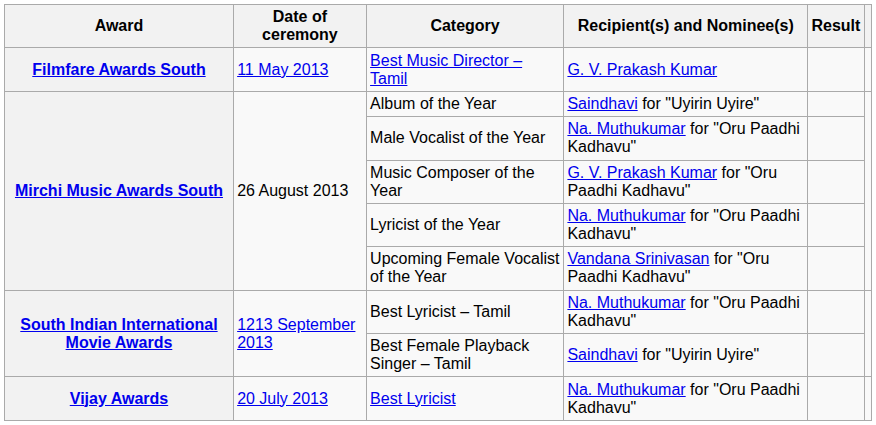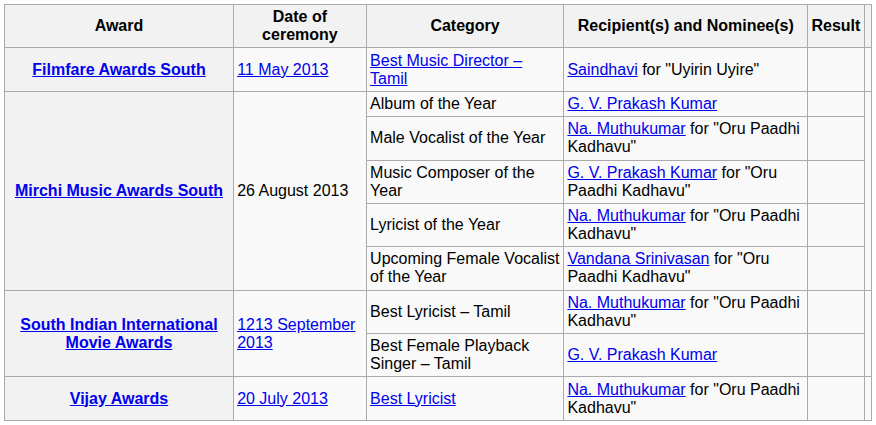(642, 69) G. V. Prakash Kumar -> (663, 69) Saindhavi for "Uyirin Uyire"
(663, 103) Saindhavi for "Uyirin Uyire" -> (642, 103) G. V. Prakash Kumar
(663, 355) Saindhavi for "Uyirin Uyire" -> (642, 355) G. V. Prakash Kumar
